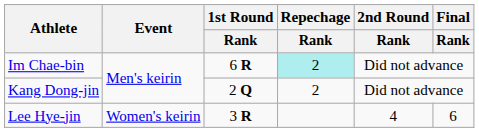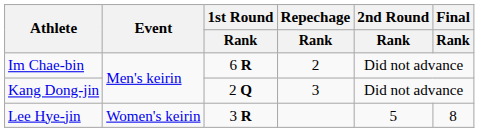(315, 65) paleturquoise background -> (315, 65) no background
(315, 90) 2 -> (315, 90) 3
(393, 115) 4 -> (393, 115) 5
(453, 115) 6 -> (453, 115) 8
